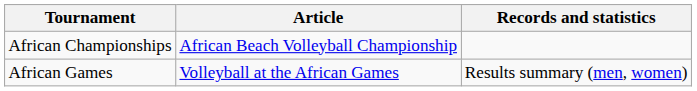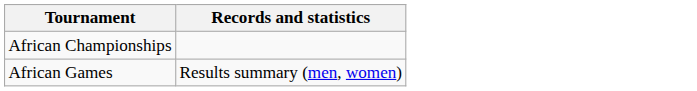- column: (318, 18)
